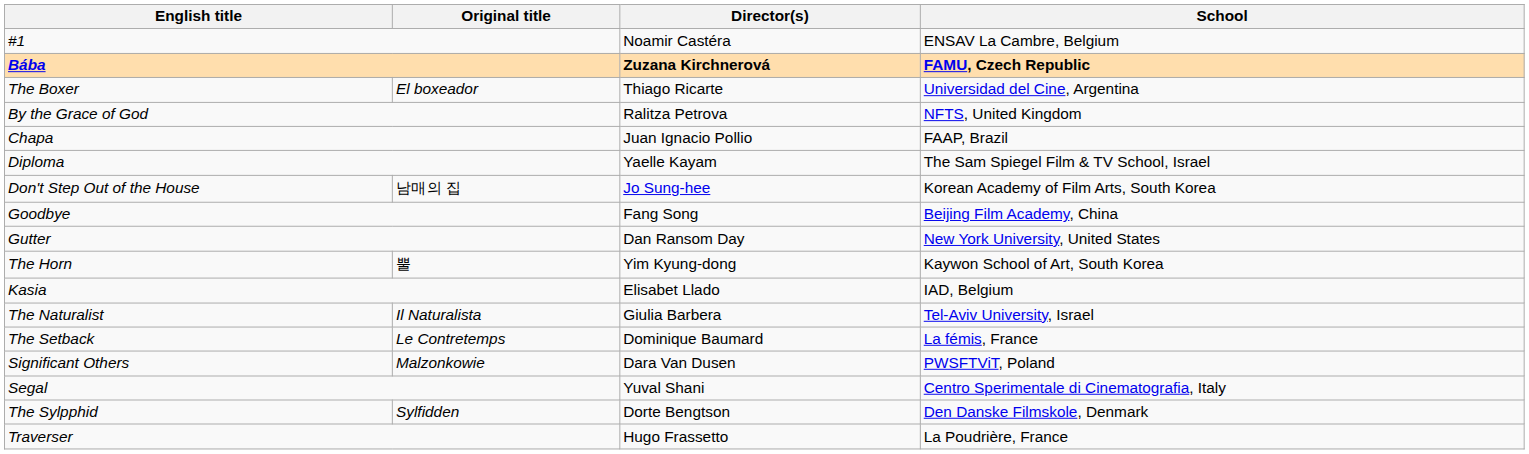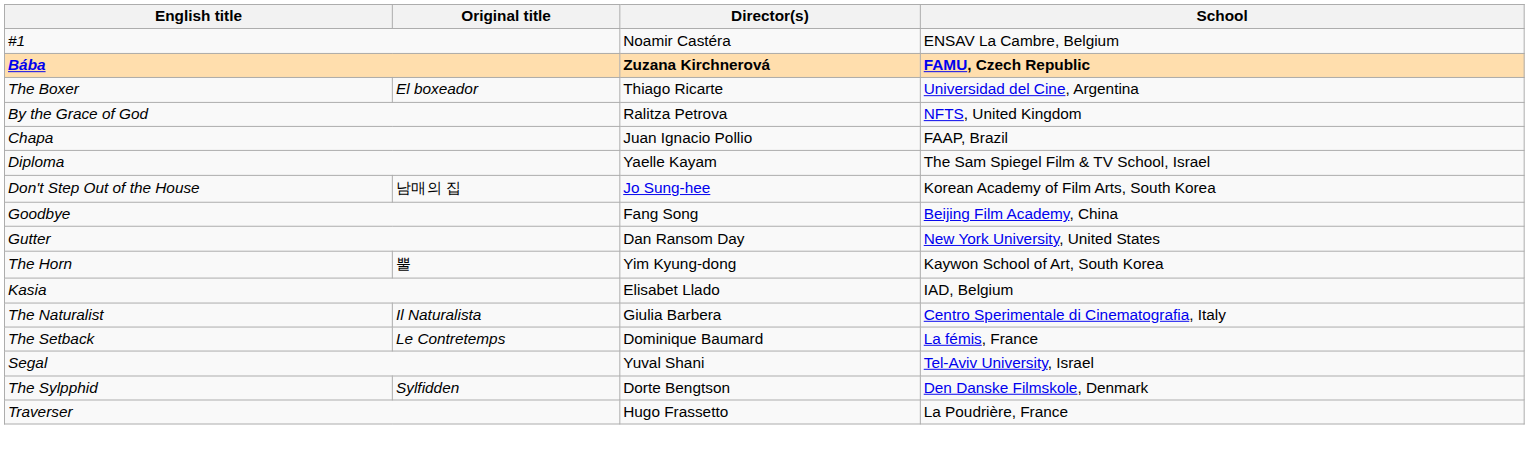(1009, 314) Tel-Aviv University, Israel -> (1075, 314) Centro Sperimentale di Cinematografia, Italy
- row: (69, 363)
(1075, 387) Centro Sperimentale di Cinematografia, Italy -> (1009, 363) Tel-Aviv University, Israel
